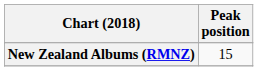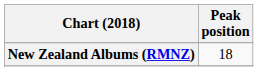(226, 54) 15 -> (226, 54) 18
